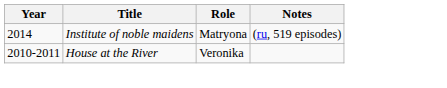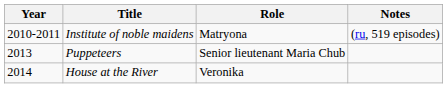(20, 33) 2014 -> (34, 33) 2010-2011
+ row: (94, 53)
(34, 53) 2010-2011 -> (20, 72) 2014
